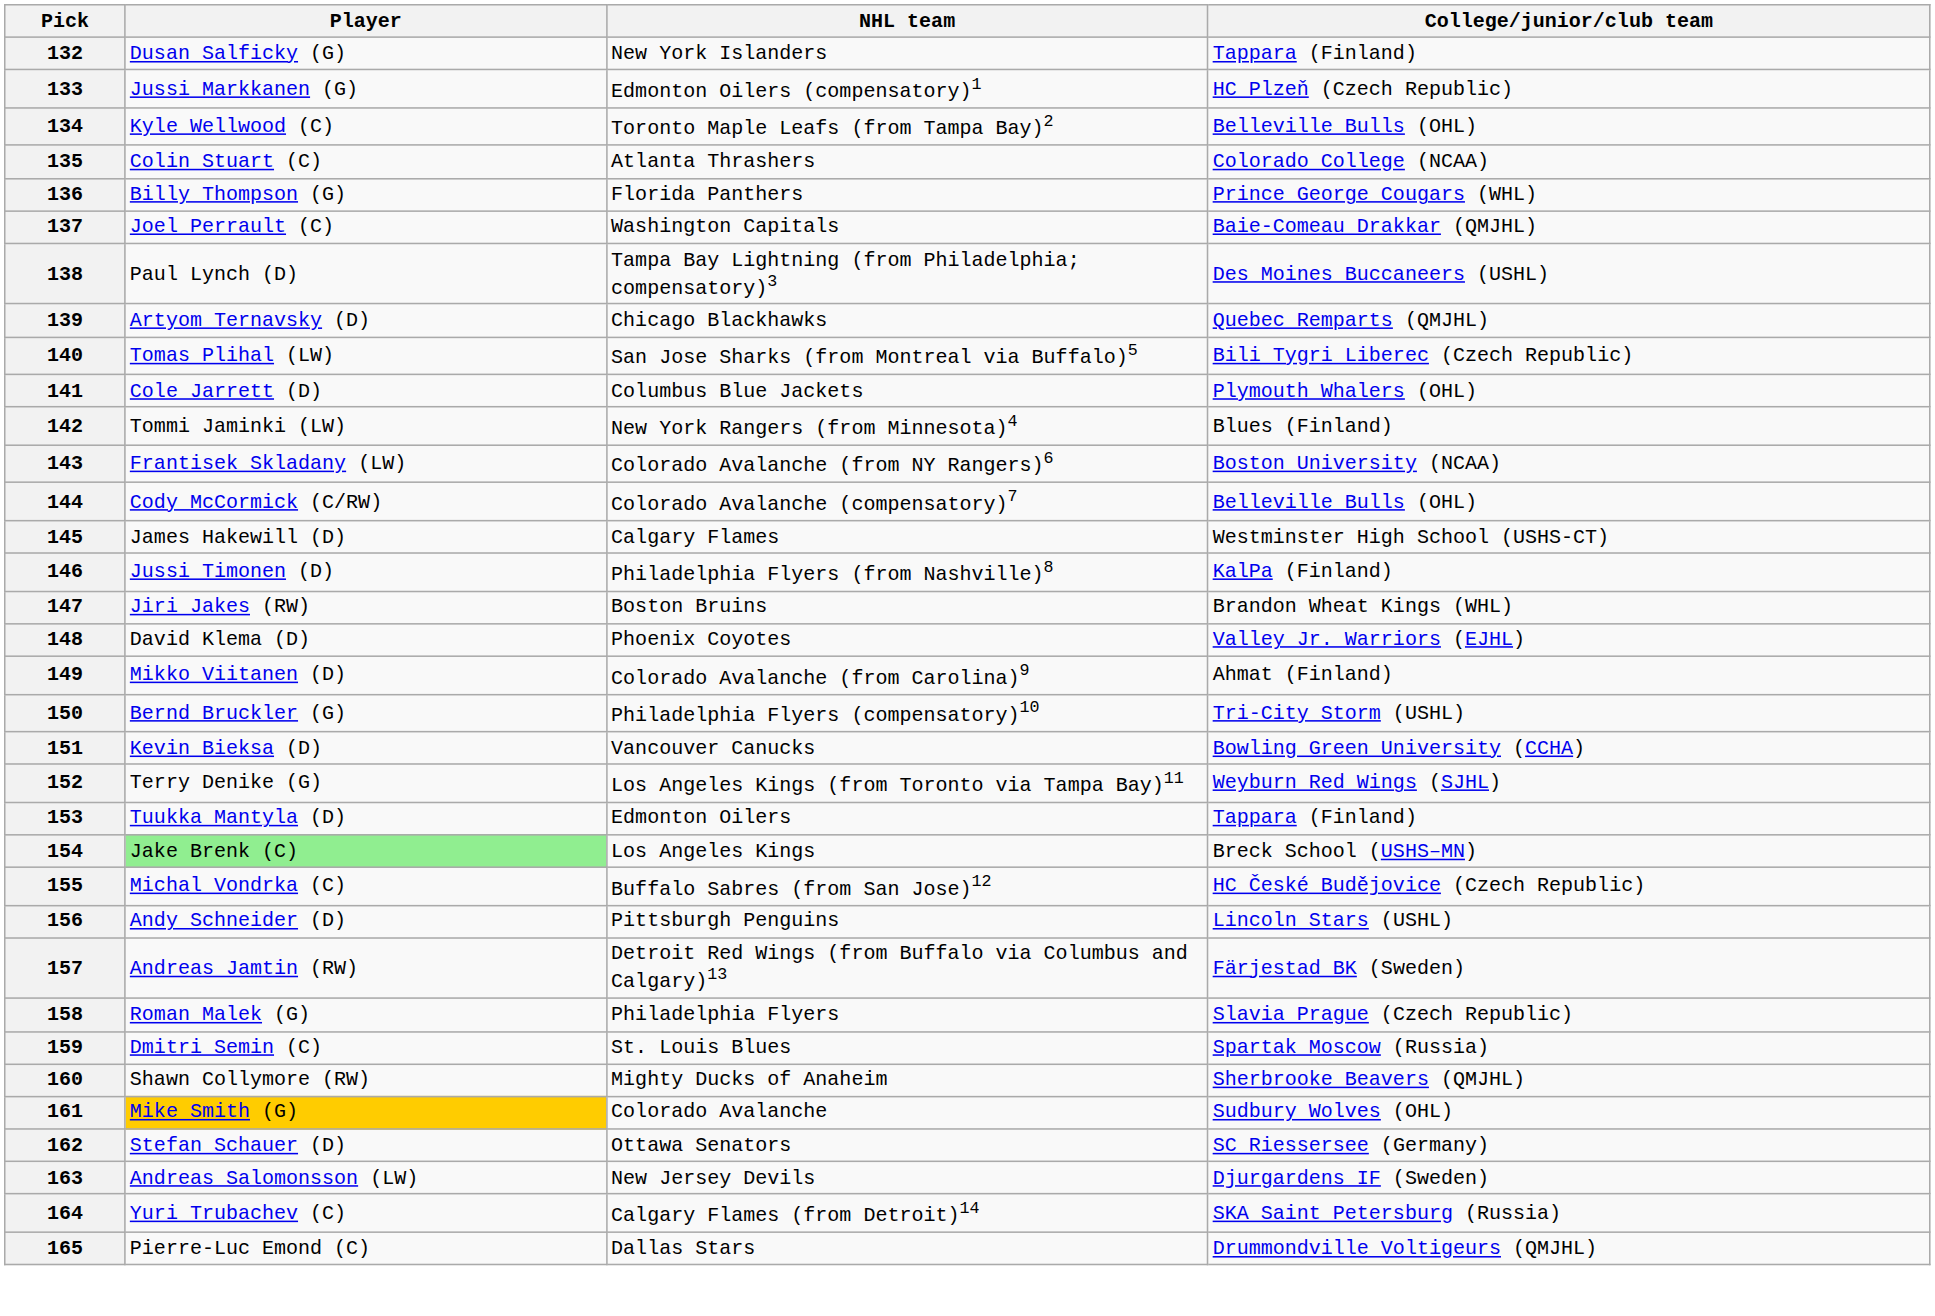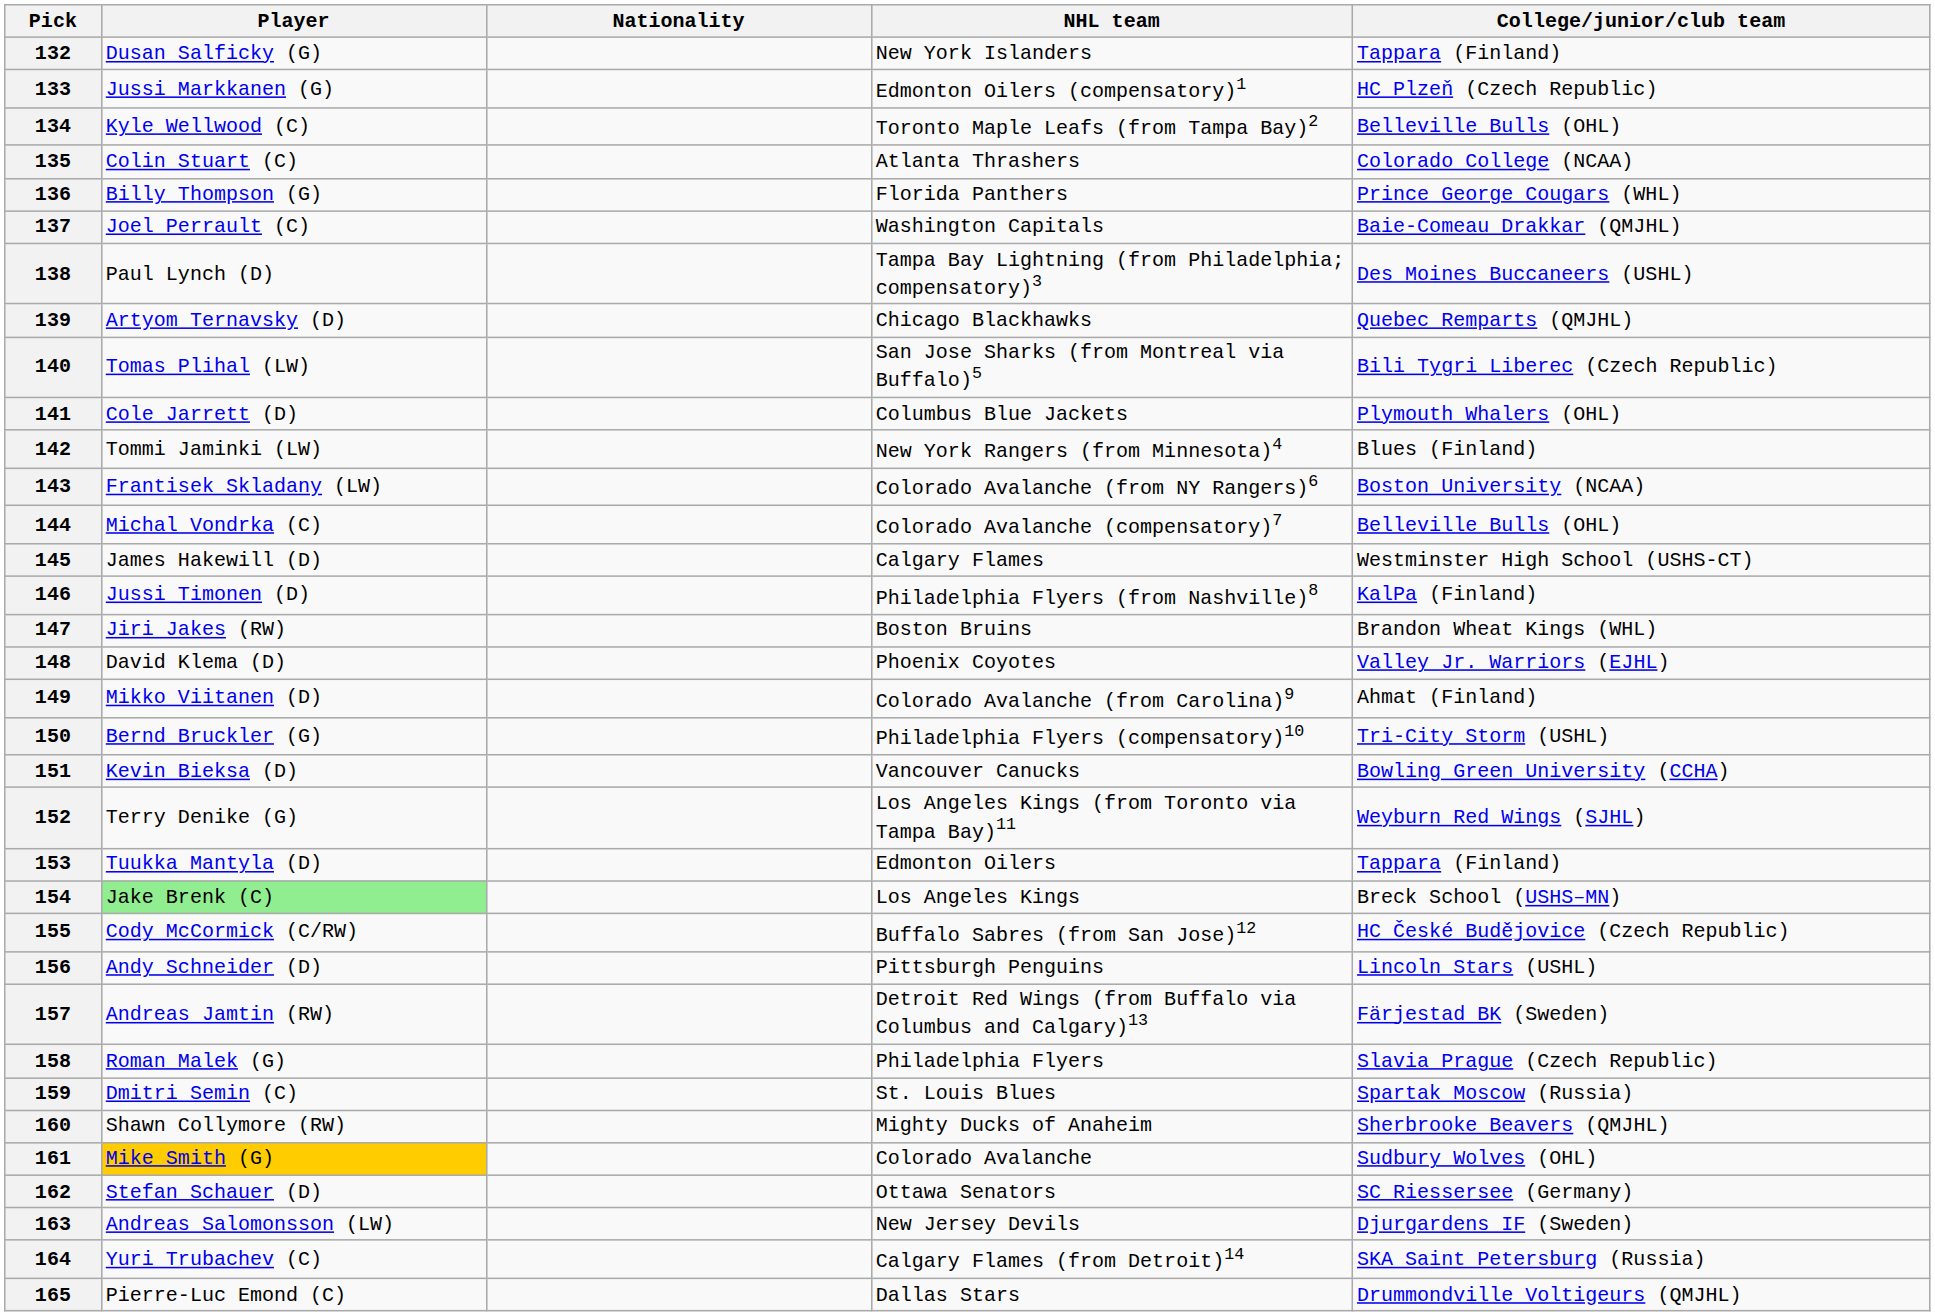+ column: (679, 21)
(256, 502) Cody McCormick (C/RW) -> (214, 525) Michal Vondrka (C)
(238, 886) Michal Vondrka (C) -> (232, 932) Cody McCormick (C/RW)
